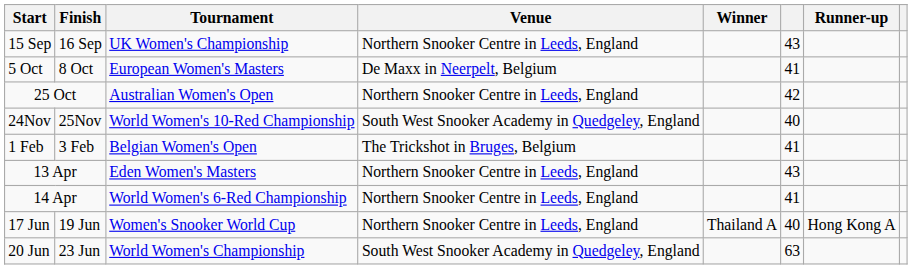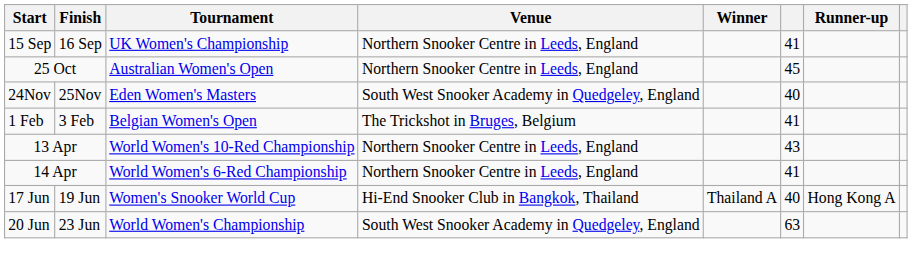(792, 43) 43 -> (792, 43) 41
- row: (25, 69)
(792, 95) 42 -> (792, 69) 45
(232, 121) World Women's 10-Red Championship -> (183, 95) Eden Women's Masters
(183, 173) Eden Women's Masters -> (232, 147) World Women's 10-Red Championship
(500, 224) Northern Snooker Centre in Leeds, England -> (500, 199) Hi-End Snooker Club in Bangkok, Thailand
